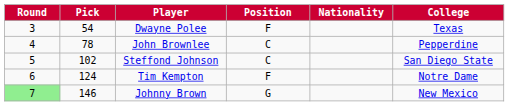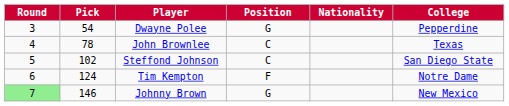(268, 29) F -> (268, 29) G
(448, 29) Texas -> (448, 29) Pepperdine
(448, 45) Pepperdine -> (448, 45) Texas
